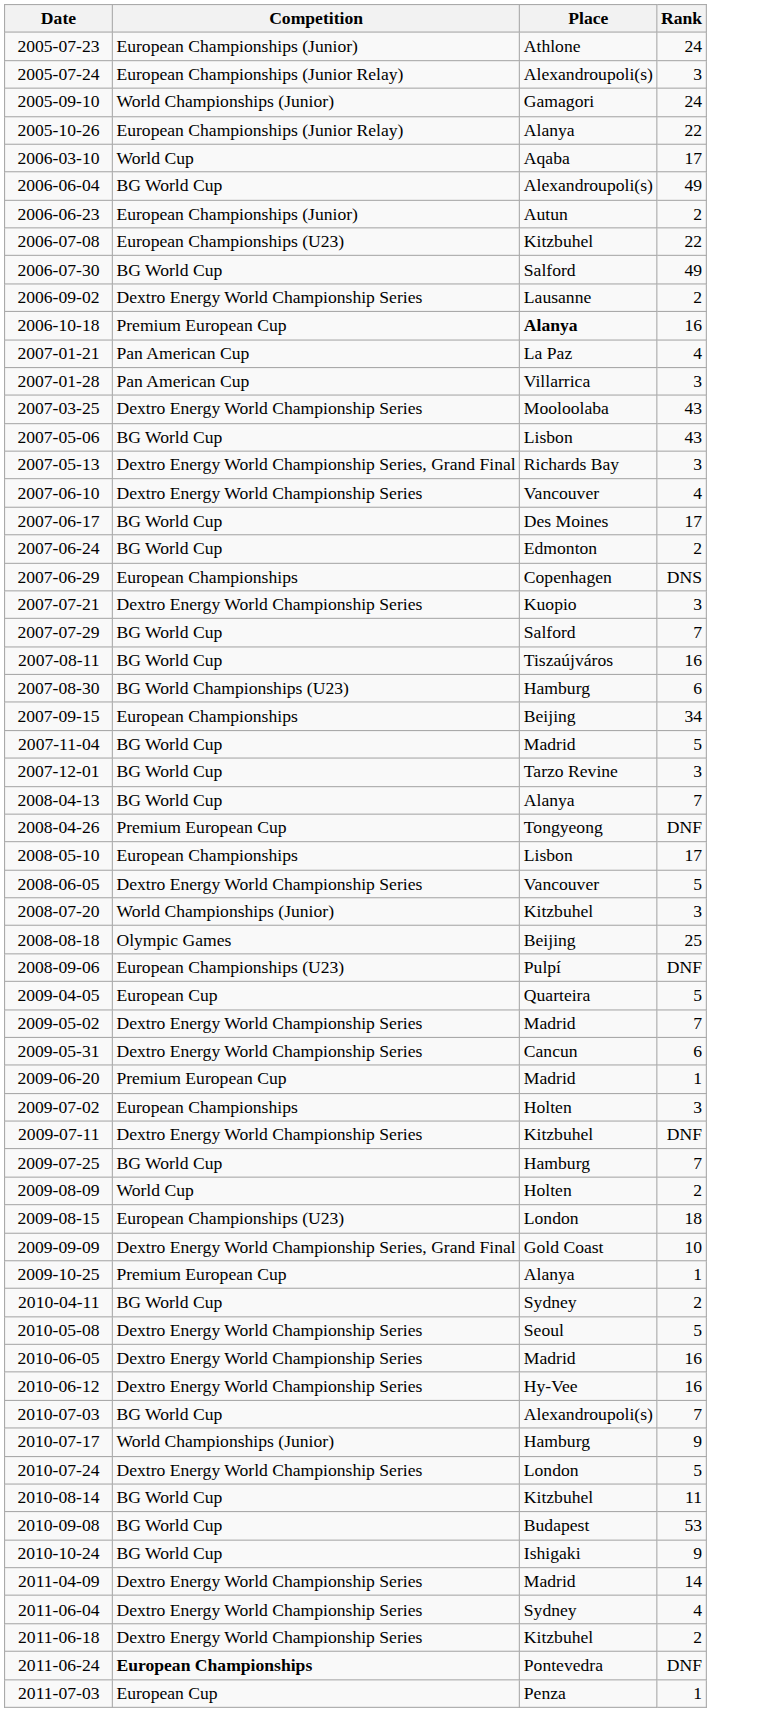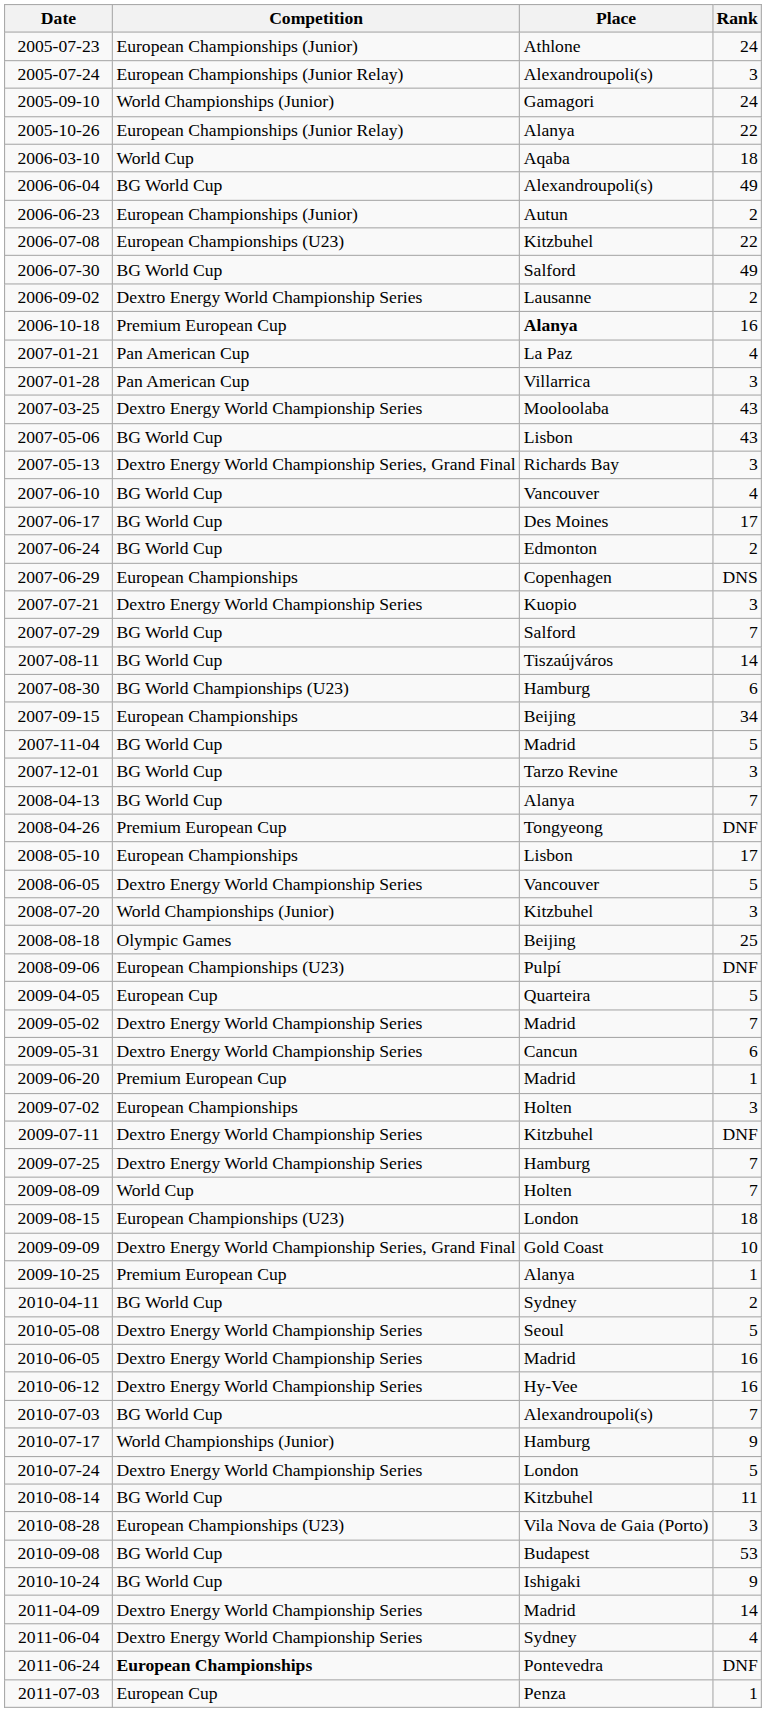(693, 158) 17 -> (749, 158) 18
(269, 492) Dextro Energy World Championship Series -> (169, 492) BG World Cup
(693, 660) 16 -> (749, 660) 14
(169, 1162) BG World Cup -> (269, 1162) Dextro Energy World Championship Series
(698, 1190) 2 -> (753, 1190) 7
+ row: (58, 1525)
- row: (59, 1637)
